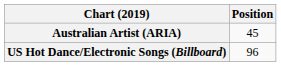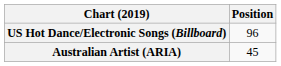rows swapped: (117, 33) <-> (117, 52)
